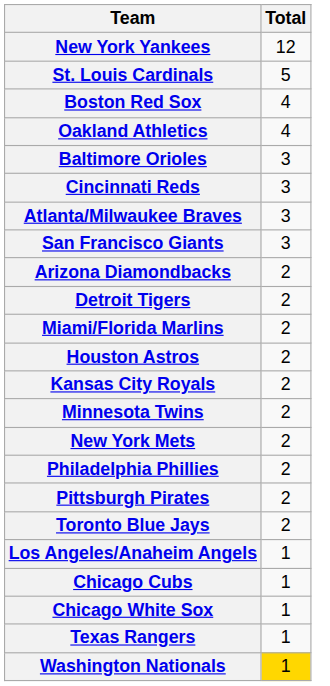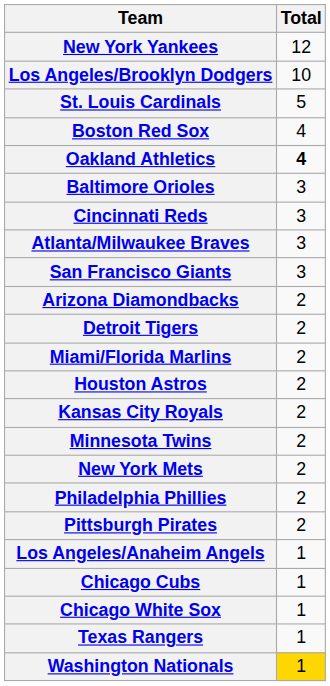+ row: (141, 74)
(286, 131) normal -> (301, 159) bold
- row: (133, 525)
